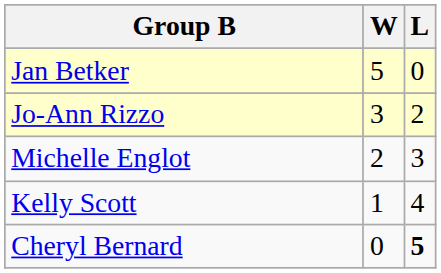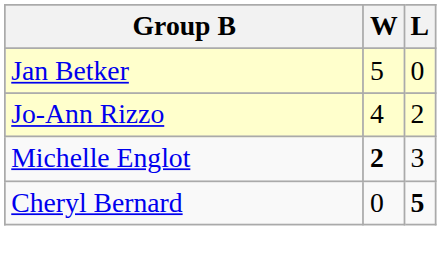(377, 114) 3 -> (377, 114) 4
(377, 158) normal -> (377, 158) bold
- row: (74, 202)
